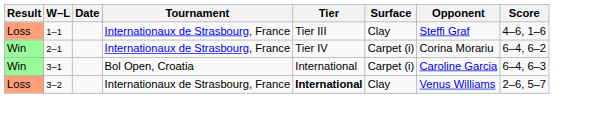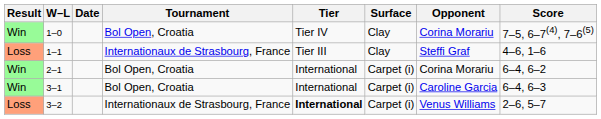+ row: (54, 33)
(197, 48) Internationaux de Strasbourg, France -> (149, 69) Bol Open, Croatia
(312, 48) Tier IV -> (326, 69) International
(379, 84) Clay -> (391, 105) Carpet (i)
